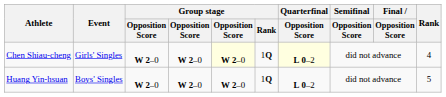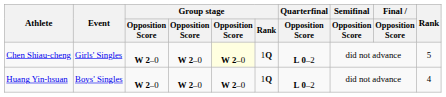(304, 60) lightyellow background -> (304, 60) no background
(429, 55) 4 -> (429, 55) 5
(429, 80) 5 -> (429, 80) 4
